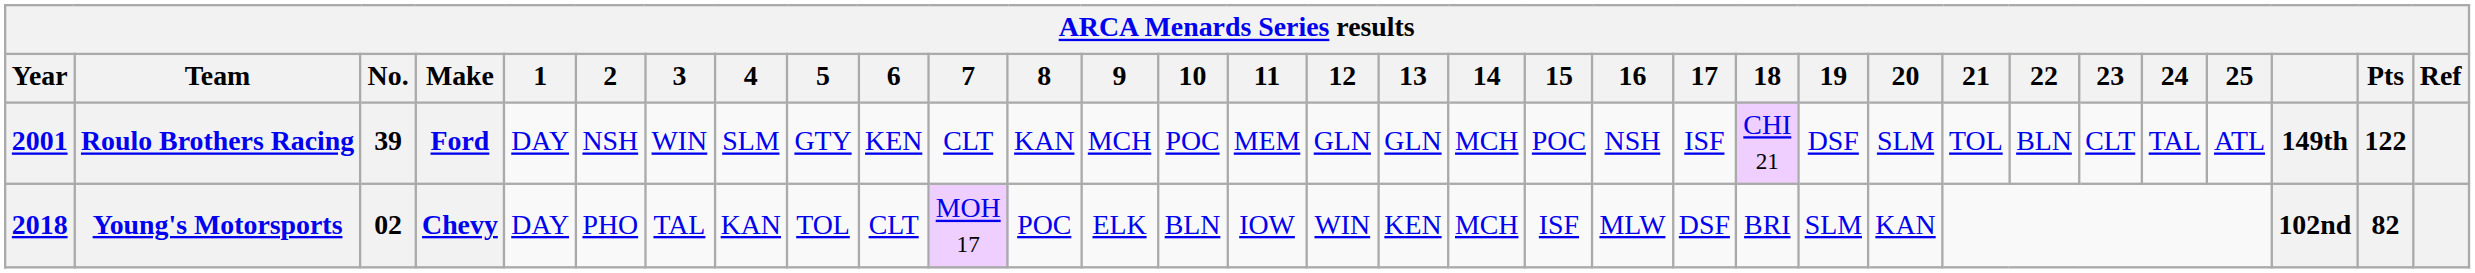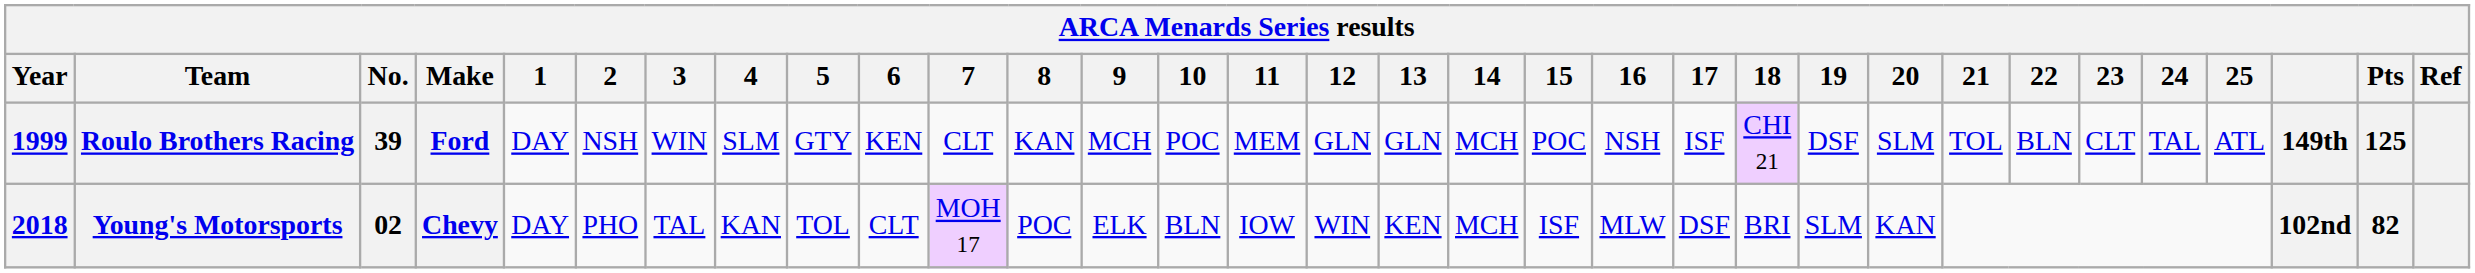(40, 142) 2001 -> (40, 142) 1999
(2385, 142) 122 -> (2385, 142) 125
